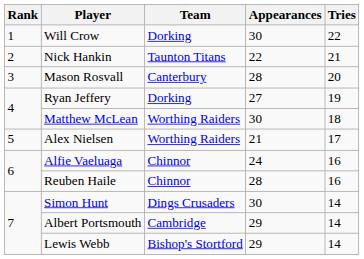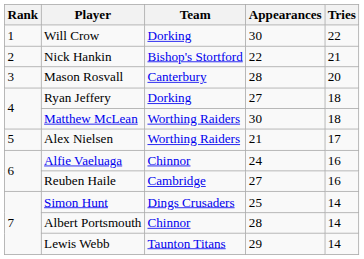(187, 56) Taunton Titans -> (195, 56) Bishop's Stortford
(334, 98) 19 -> (334, 98) 18
(169, 181) Chinnor -> (177, 181) Cambridge
(255, 181) 28 -> (255, 181) 27
(255, 202) 30 -> (255, 202) 25
(177, 222) Cambridge -> (169, 222) Chinnor
(255, 222) 29 -> (255, 222) 28
(195, 243) Bishop's Stortford -> (187, 243) Taunton Titans
